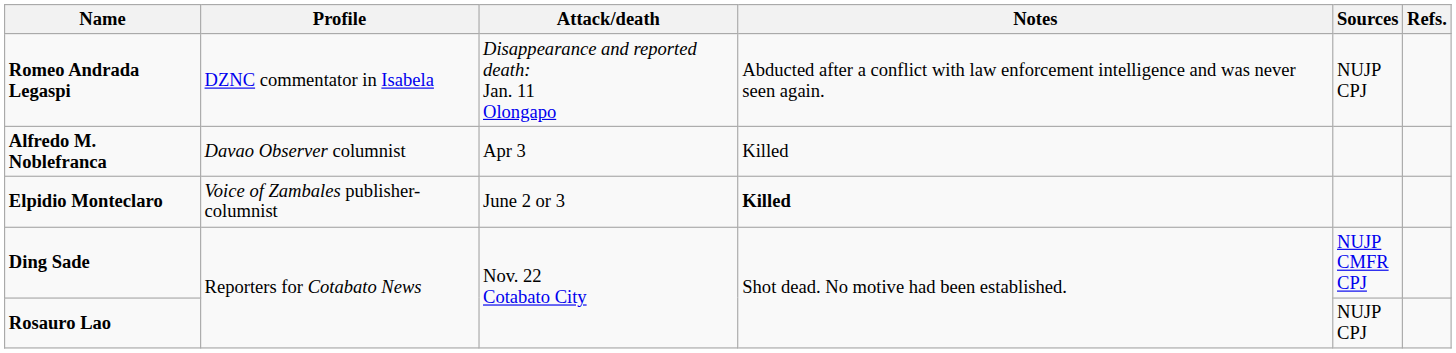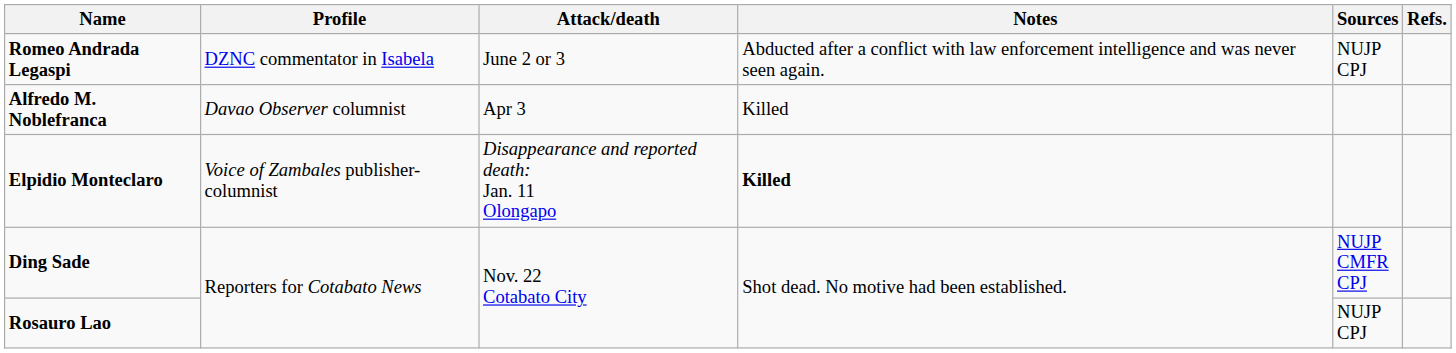(590, 79) Disappearance and reported death: Jan. 11 Olongapo -> (524, 59) June 2 or 3
(524, 201) June 2 or 3 -> (590, 180) Disappearance and reported death: Jan. 11 Olongapo
